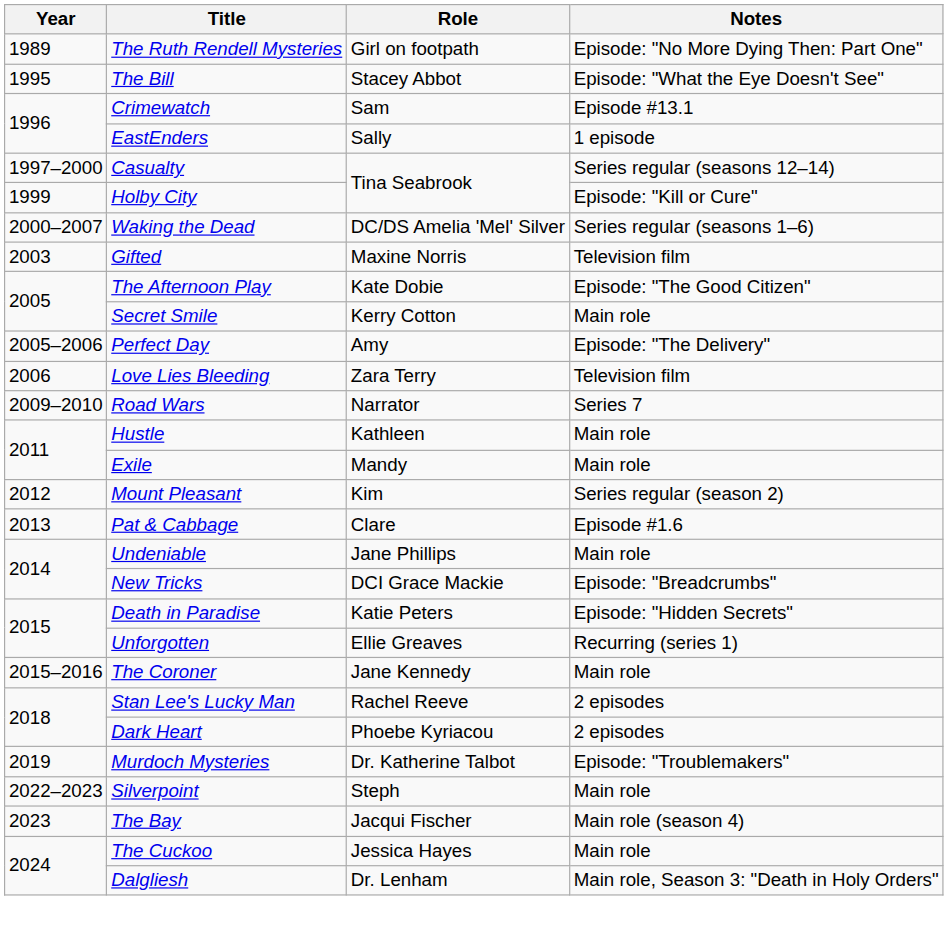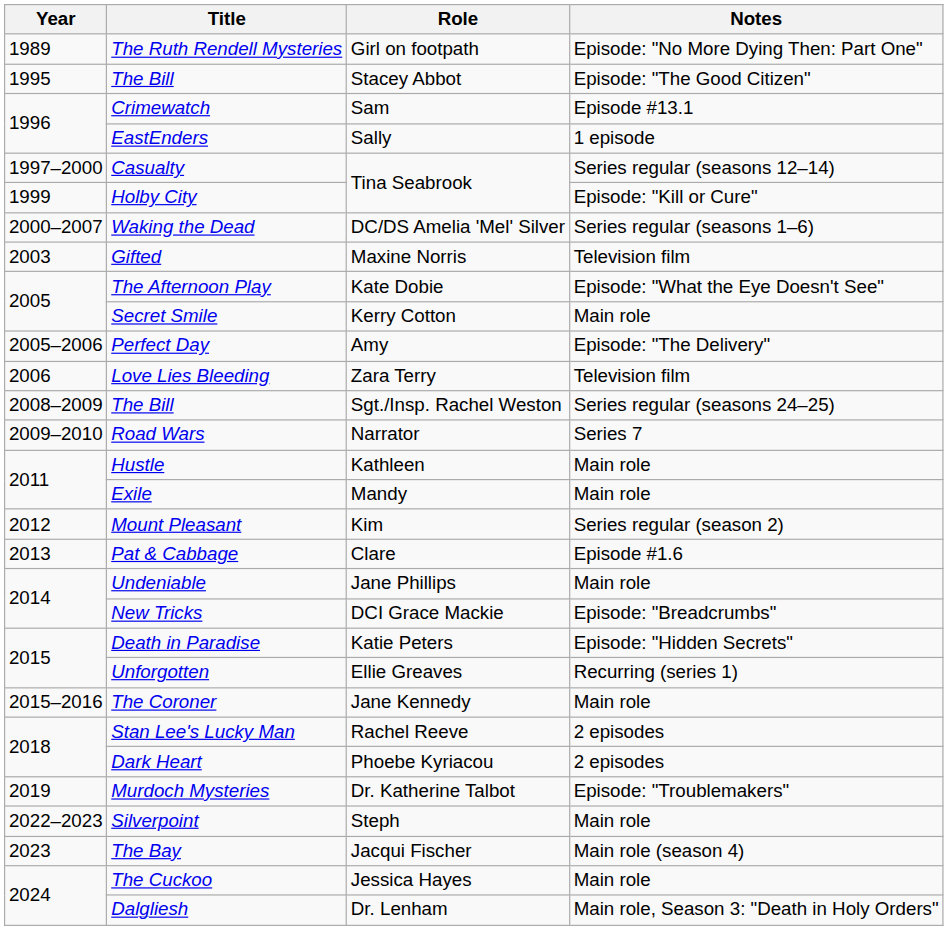(729, 78) Episode: "What the Eye Doesn't See" -> (692, 78) Episode: "The Good Citizen"
(692, 286) Episode: "The Good Citizen" -> (729, 286) Episode: "What the Eye Doesn't See"
+ row: (142, 405)
